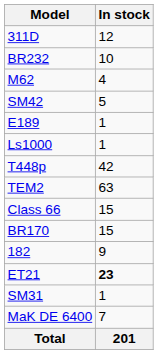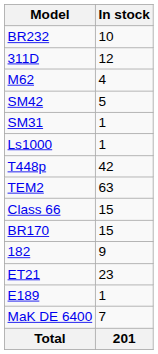rows swapped: (28, 58) <-> (23, 36)
rows swapped: (25, 295) <-> (23, 123)
(106, 274) bold -> (106, 274) normal
